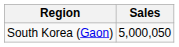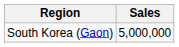(145, 32) 5,000,050 -> (145, 32) 5,000,000
